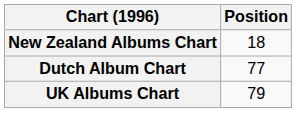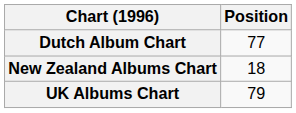rows swapped: (113, 68) <-> (113, 42)
